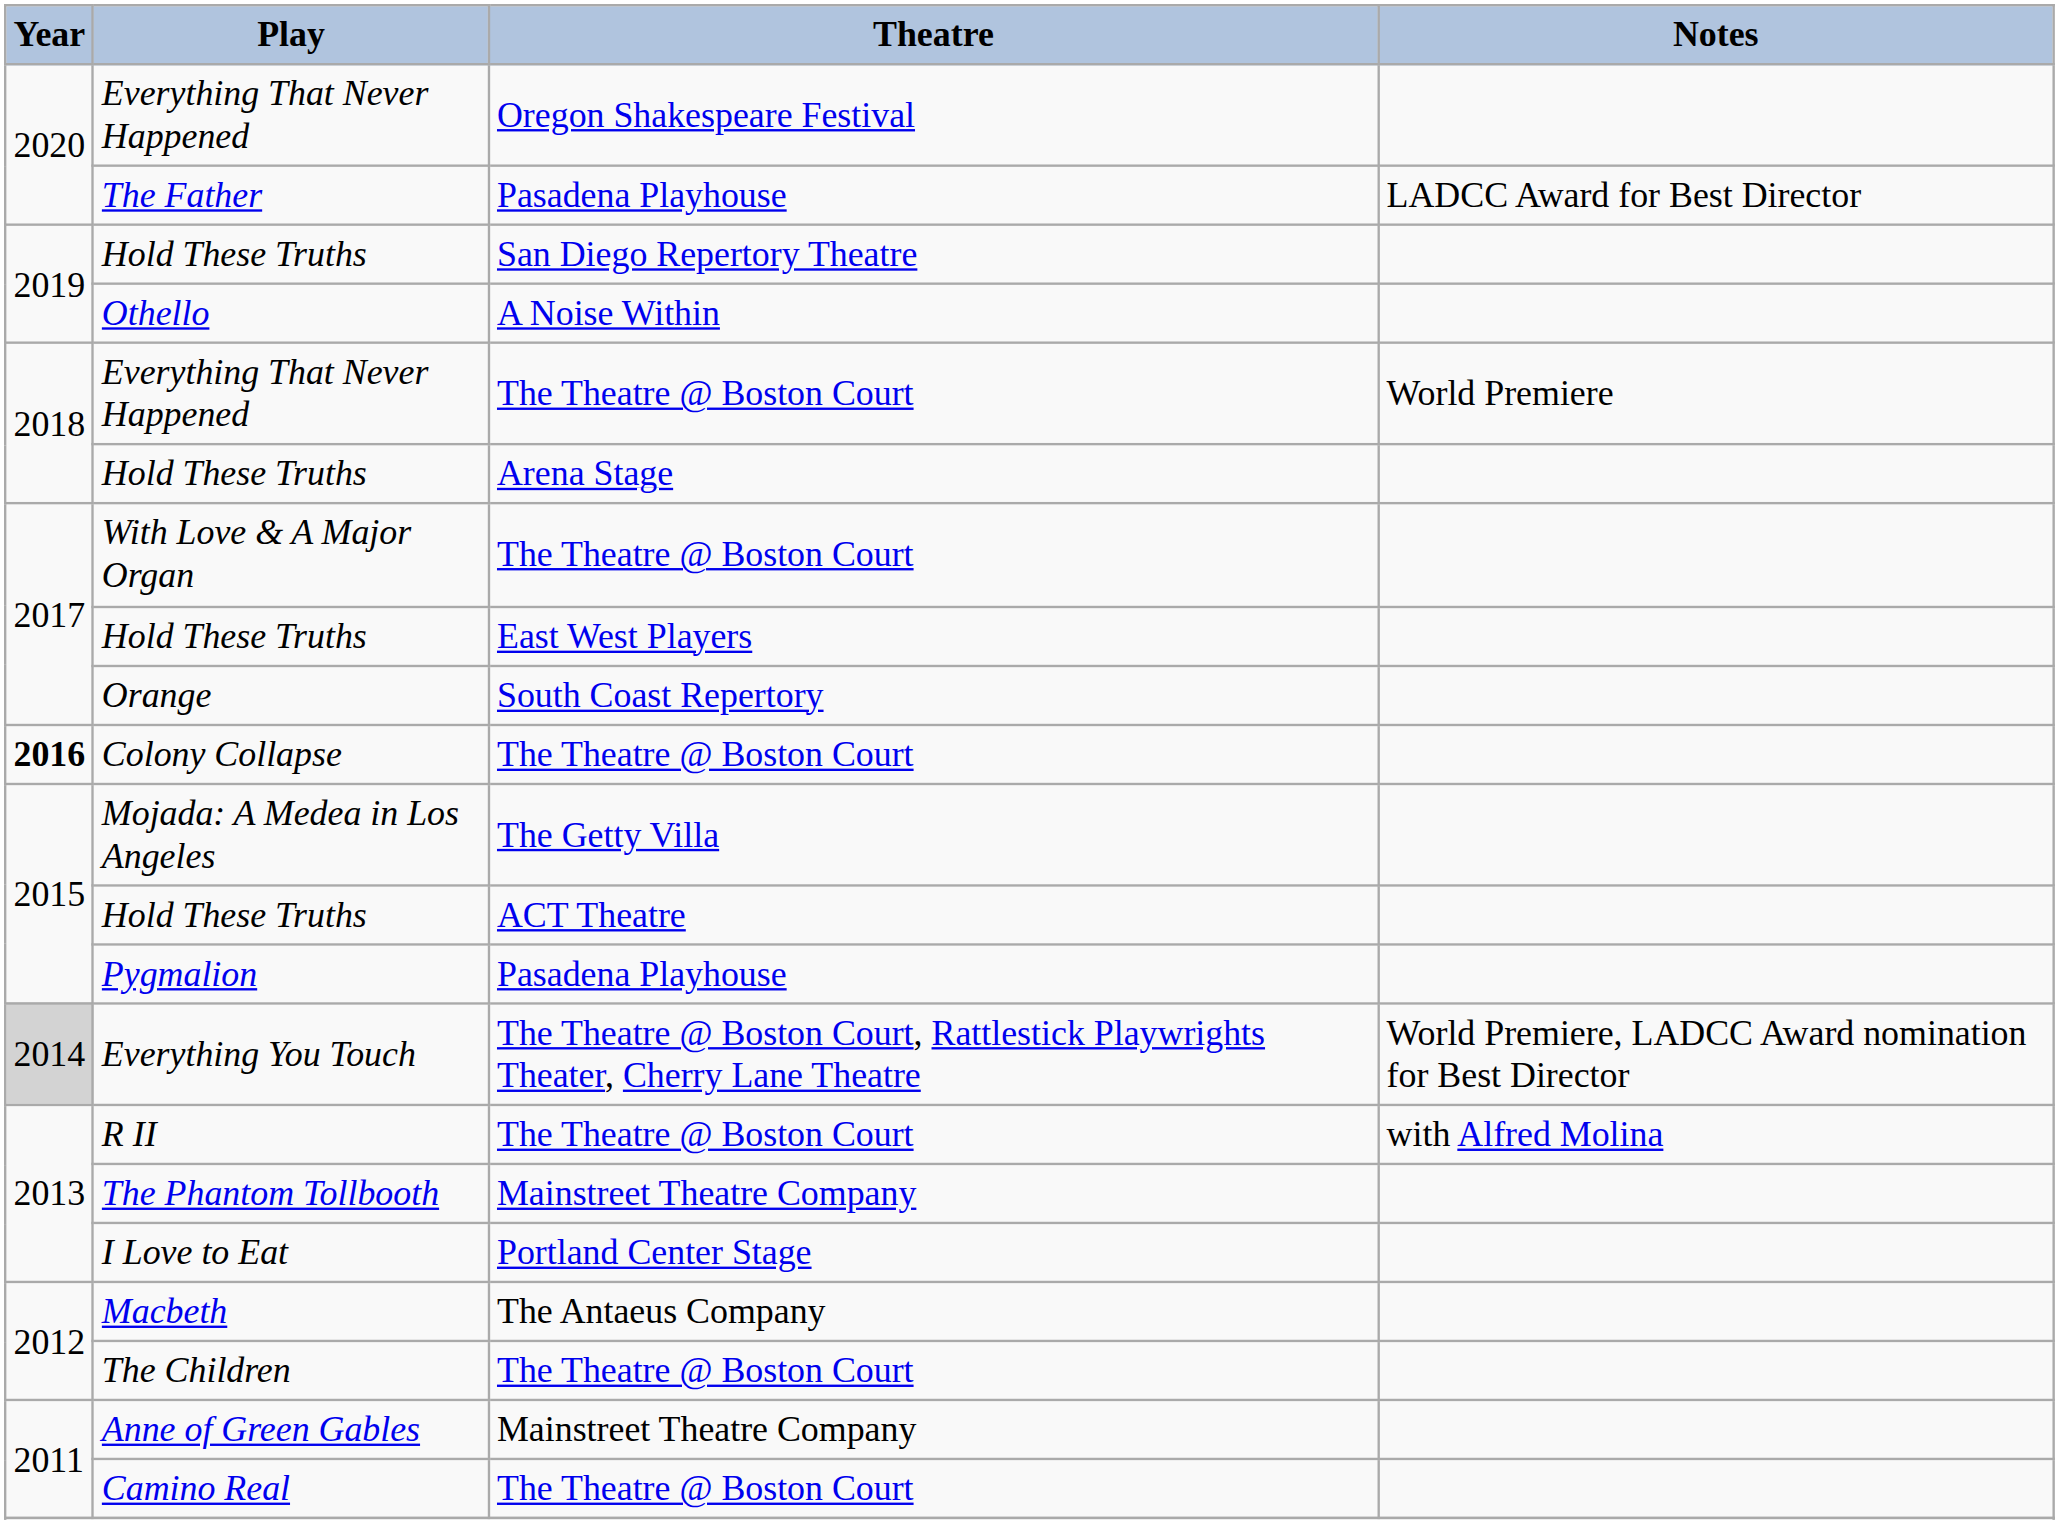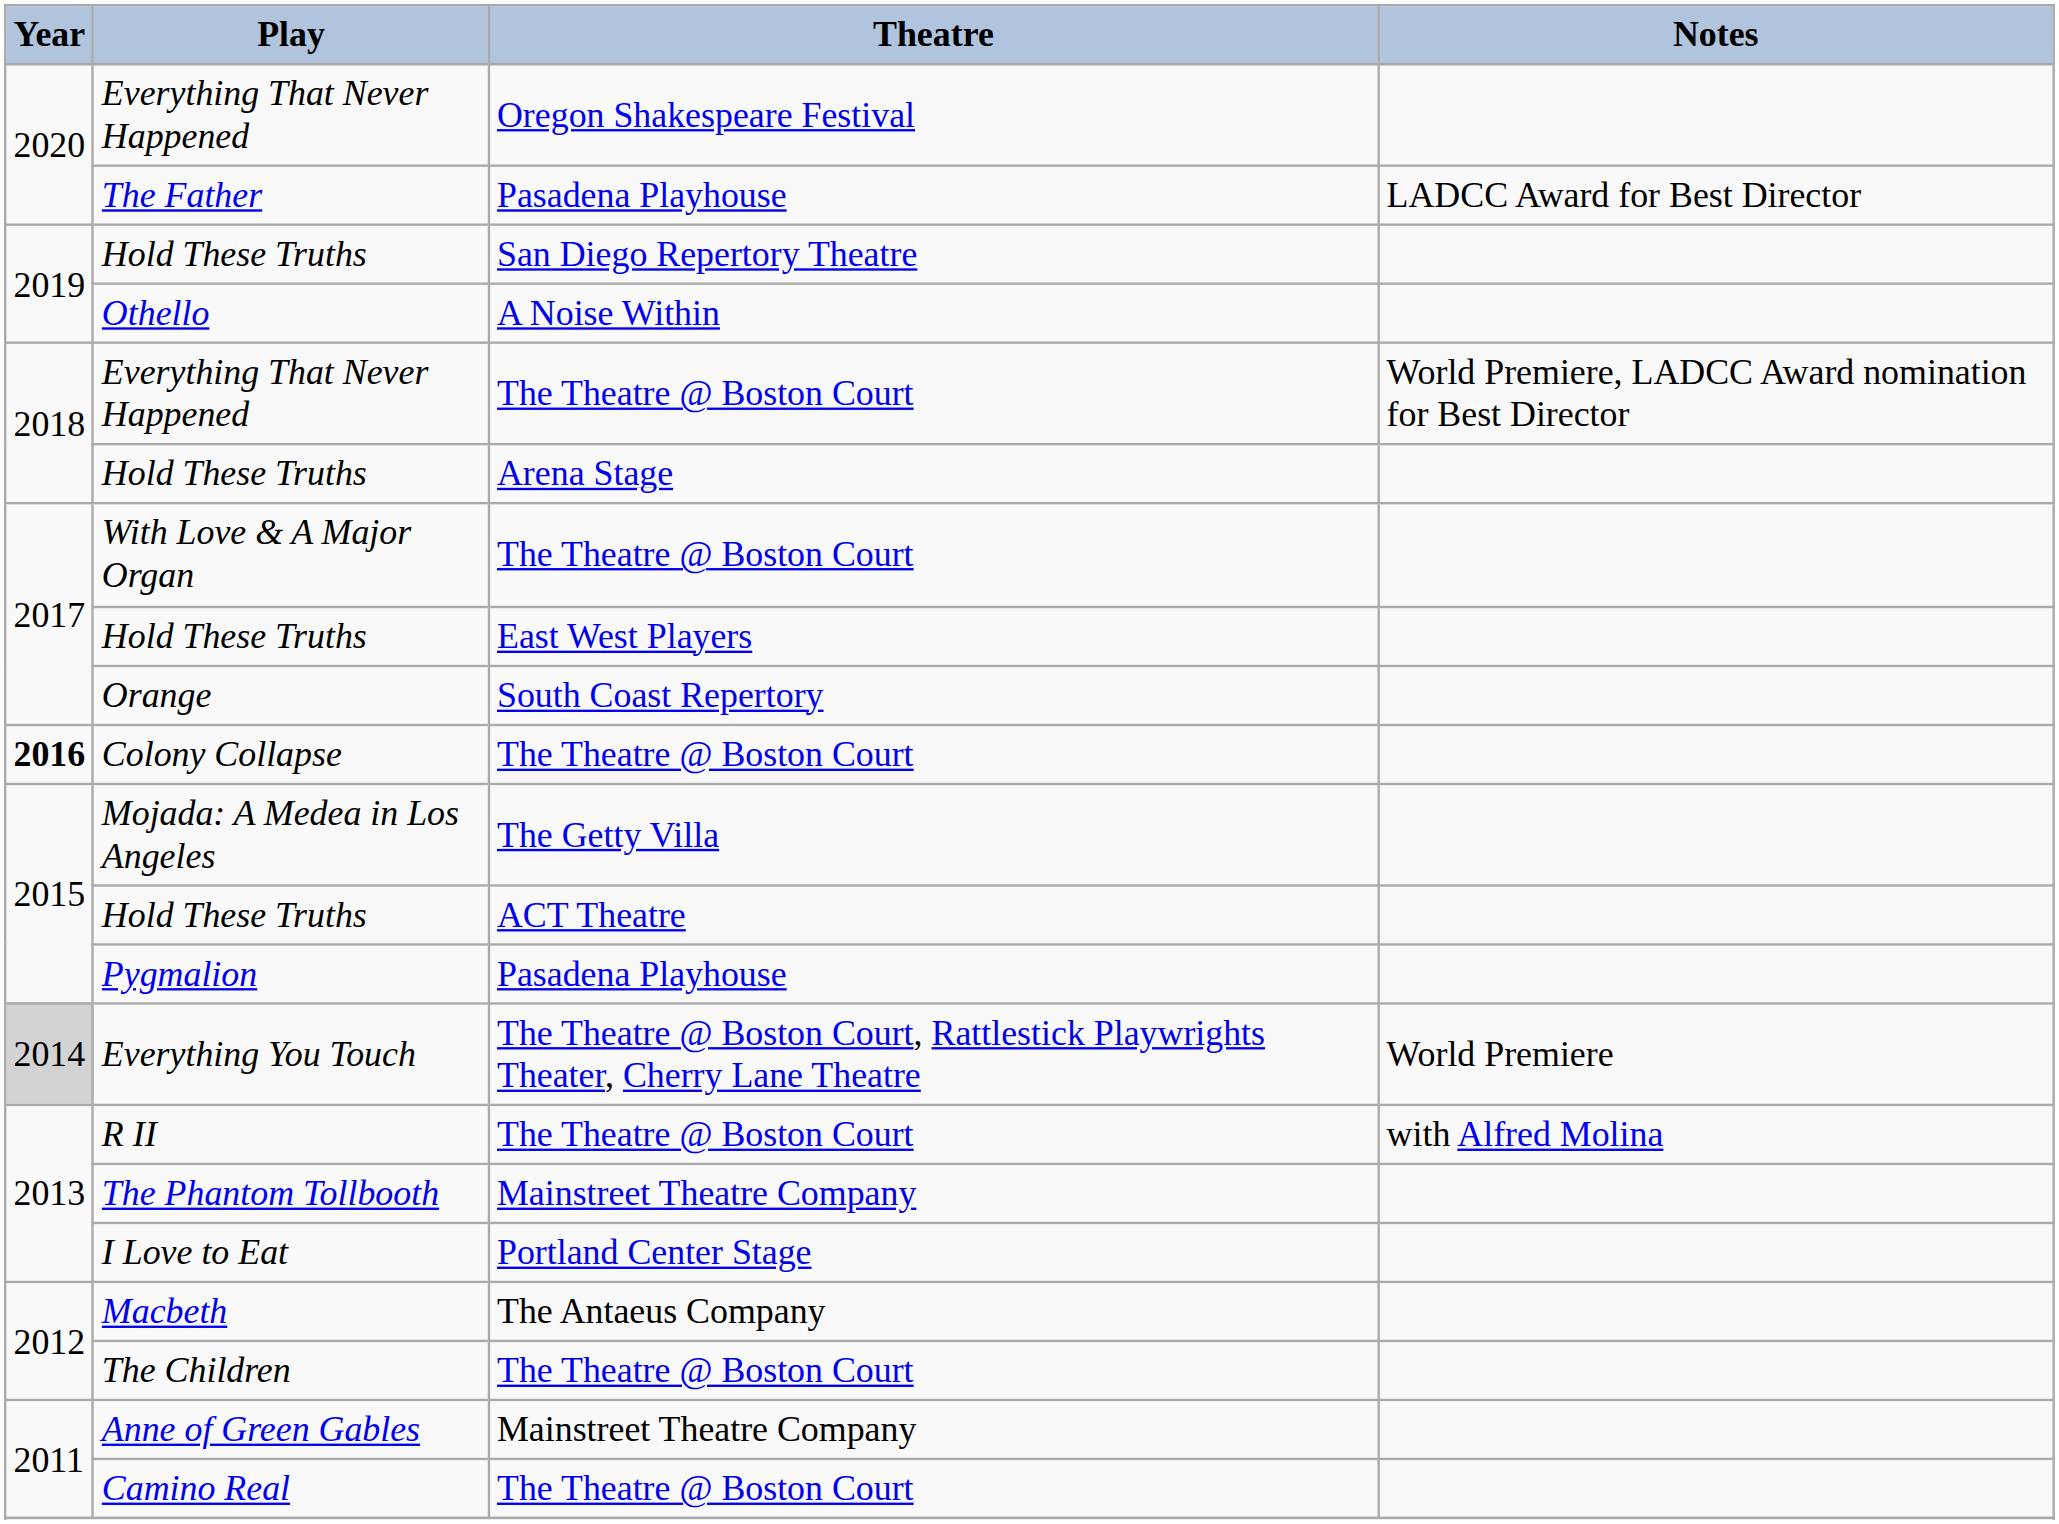(1500, 393) World Premiere -> (1707, 393) World Premiere, LADCC Award nomination for Best Director
(1707, 1053) World Premiere, LADCC Award nomination for Best Director -> (1500, 1053) World Premiere
